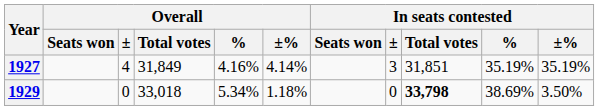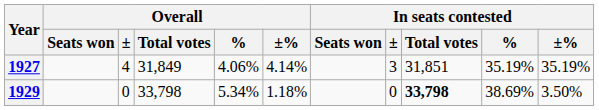(238, 67) 4.16% -> (238, 67) 4.06%
(160, 92) 33,018 -> (160, 92) 33,798
